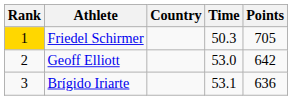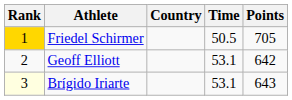(224, 38) 50.3 -> (224, 38) 50.5
(224, 60) 53.0 -> (224, 60) 53.1
(24, 83) no background -> (24, 83) lightyellow background
(265, 83) 636 -> (265, 83) 643
